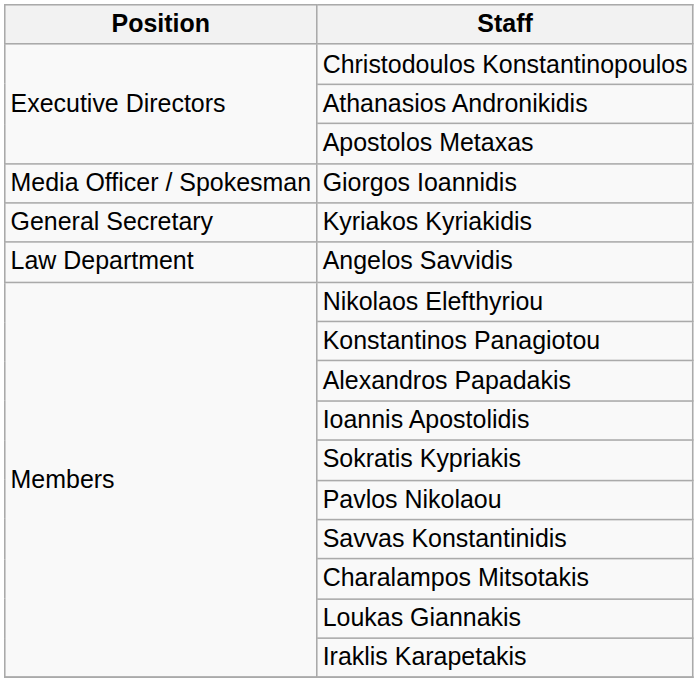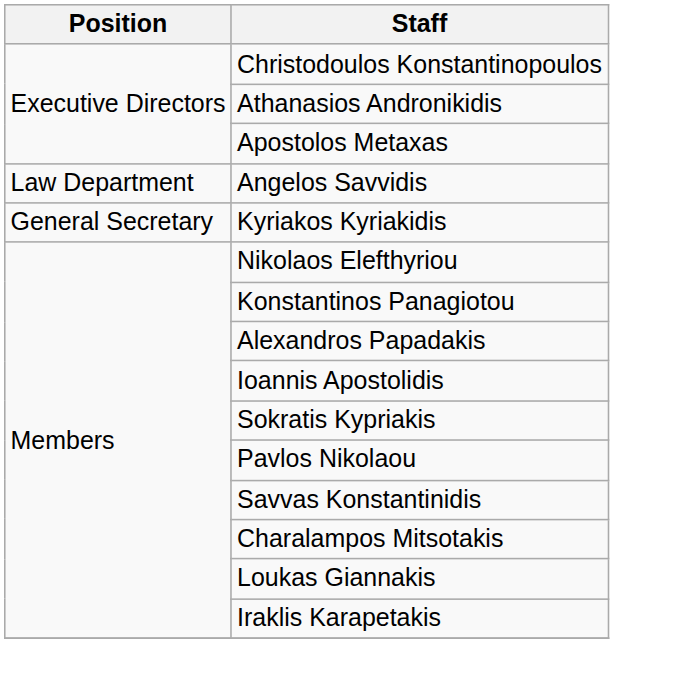- row: (420, 182)
rows swapped: (427, 222) <-> (418, 261)
